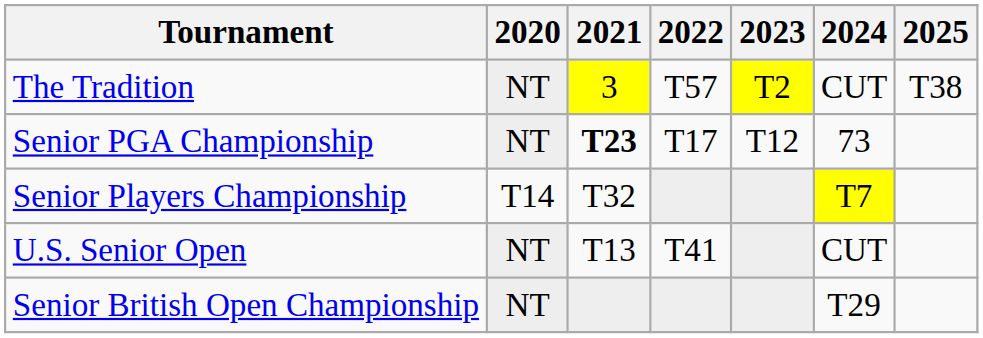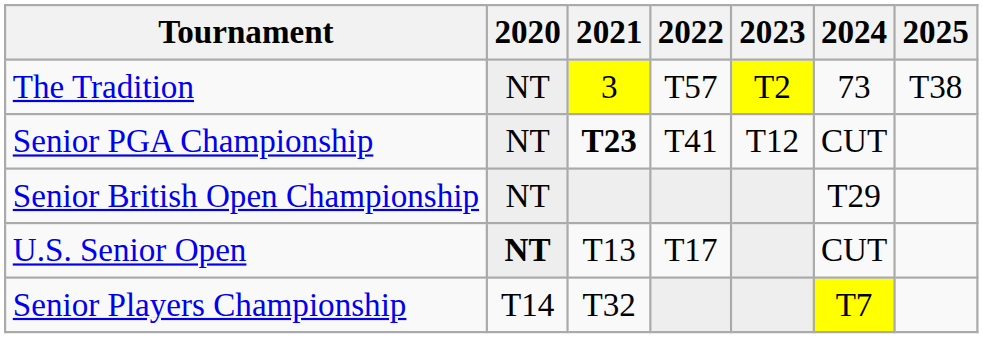(854, 86) CUT -> (854, 86) 73
(691, 141) T17 -> (691, 141) T41
(854, 141) 73 -> (854, 141) CUT
rows swapped: (210, 195) <-> (246, 305)
(528, 250) normal -> (528, 250) bold
(691, 250) T41 -> (691, 250) T17
